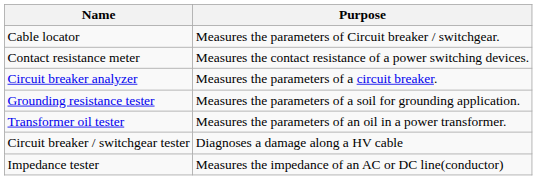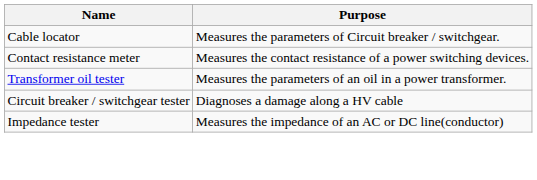- row: (72, 79)
- row: (81, 100)
